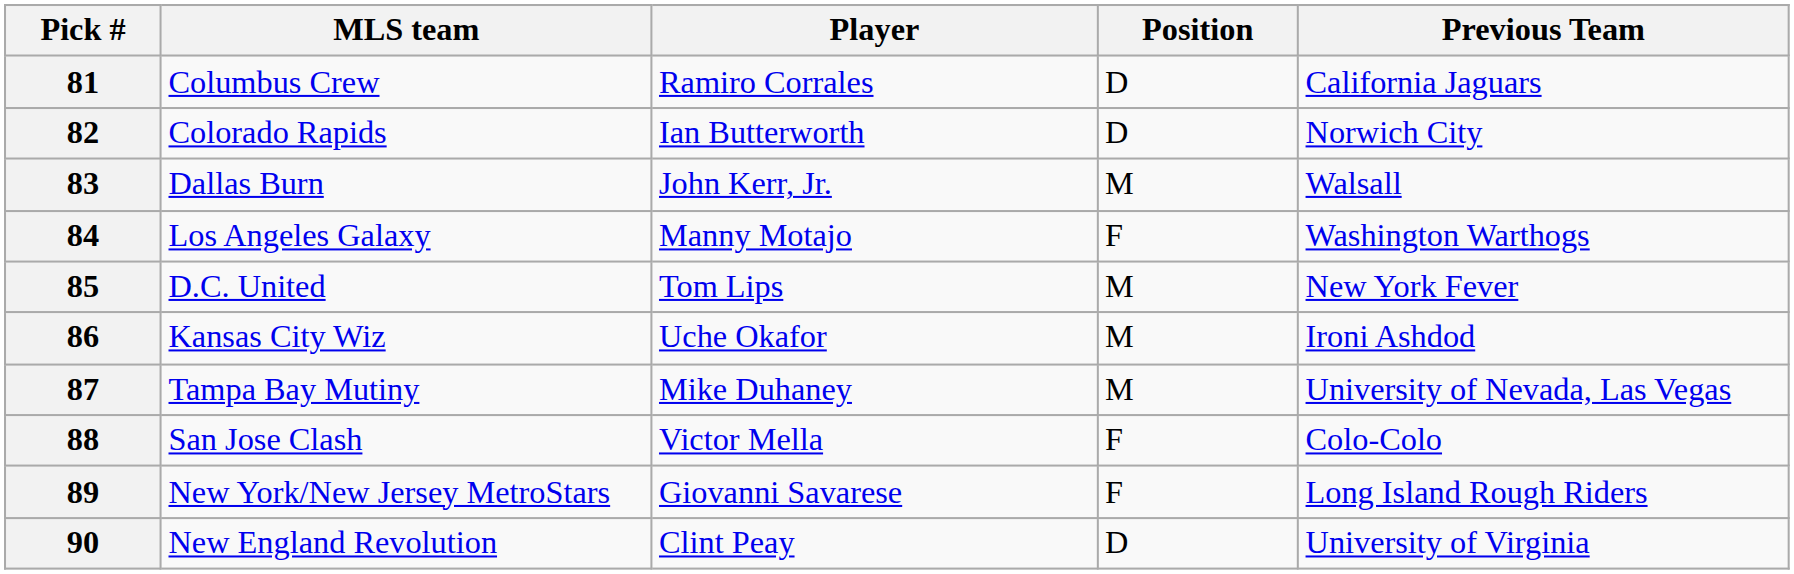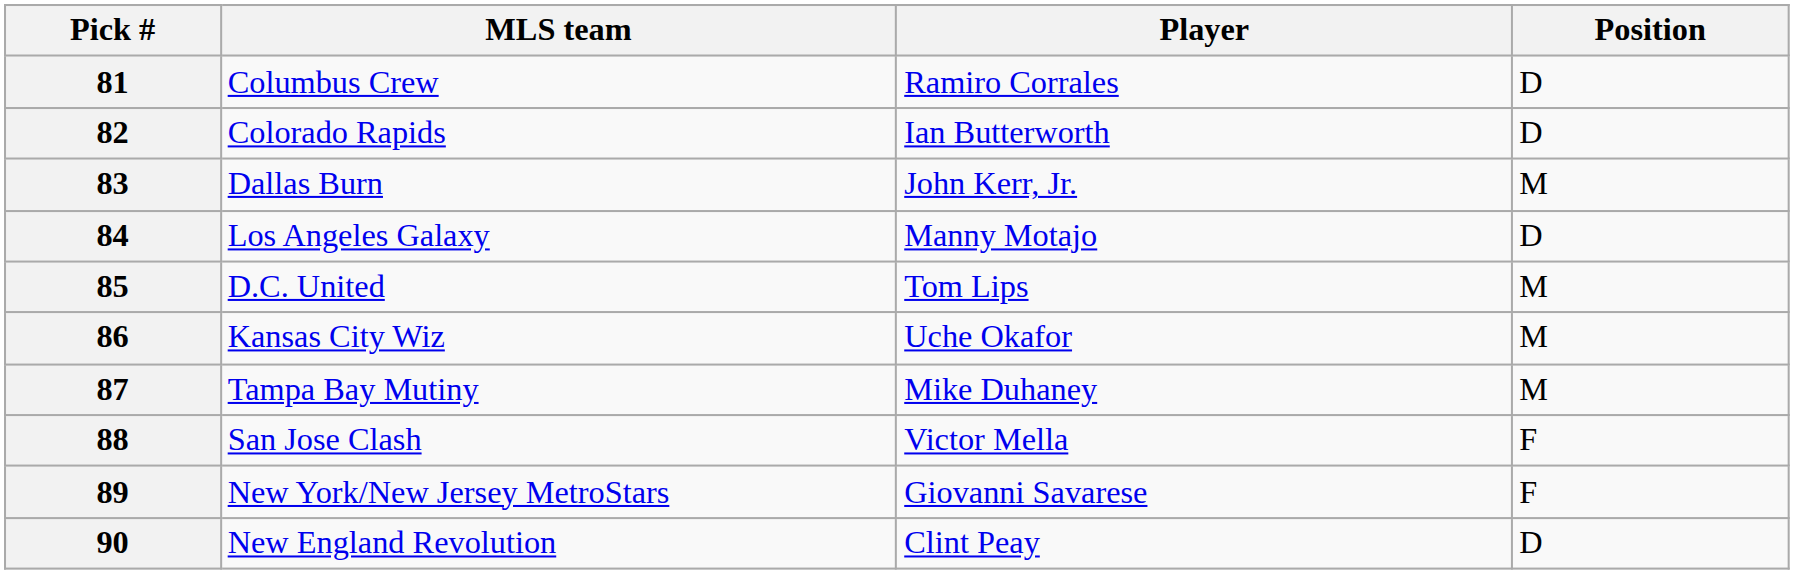- column: (1543, 30)
(1114, 235) F -> (1531, 235) D
